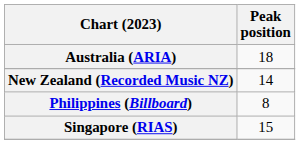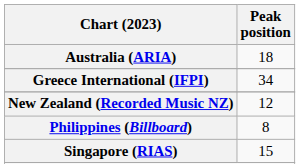+ row: (121, 80)
(266, 80) 14 -> (266, 103) 12
